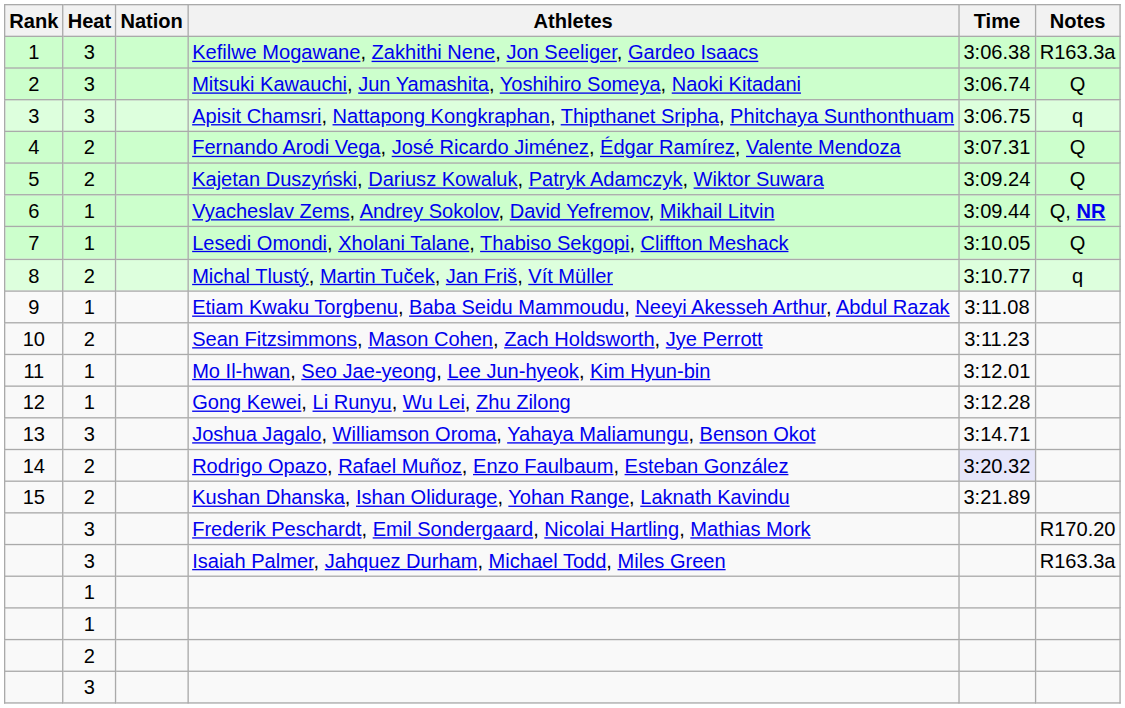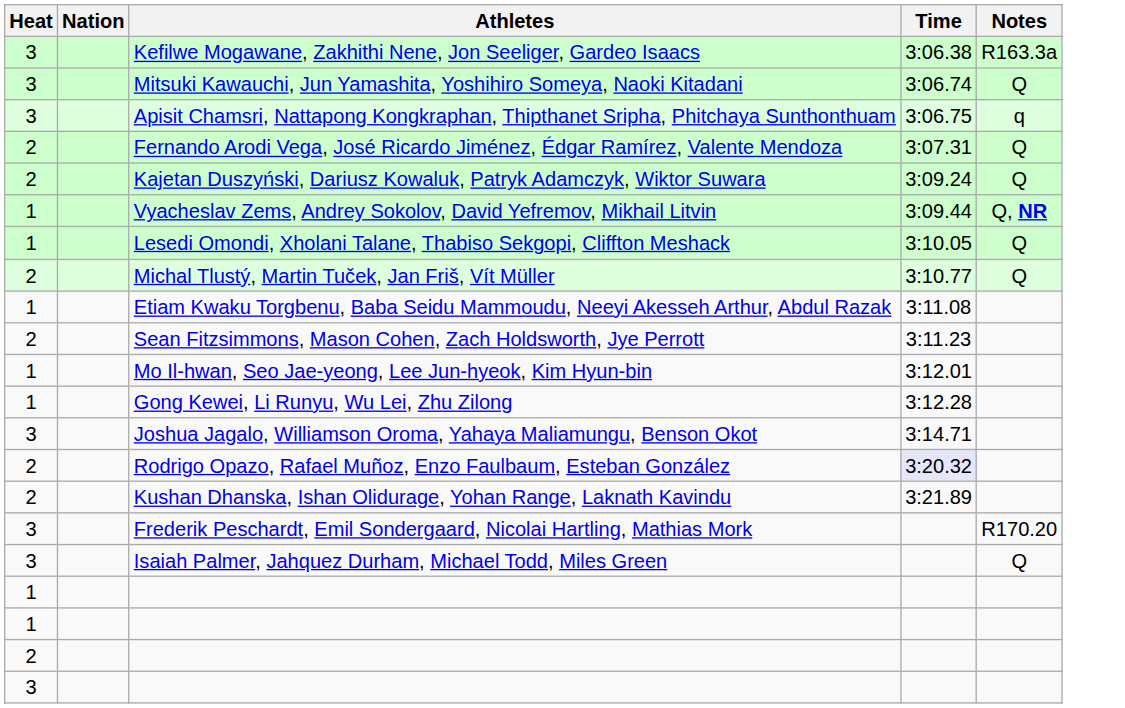- column: (34, 21)
(1078, 275) q -> (1019, 275) Q
(1078, 561) R163.3a -> (1019, 561) Q
